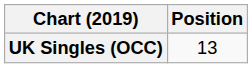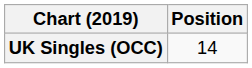(207, 47) 13 -> (207, 47) 14
